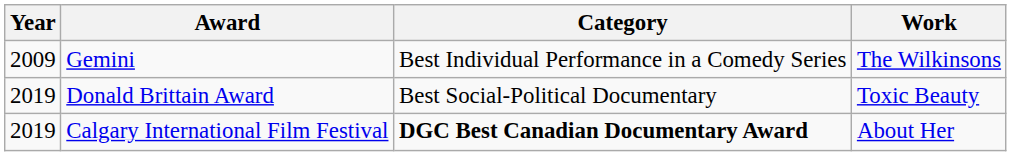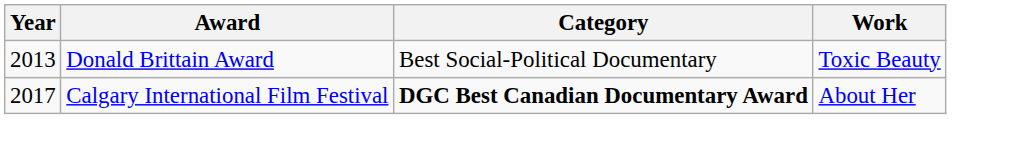- row: (101, 58)
(33, 95) 2019 -> (33, 58) 2013
(33, 131) 2019 -> (33, 95) 2017
